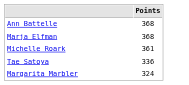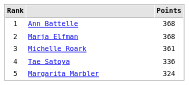+ column: (15, 11)
